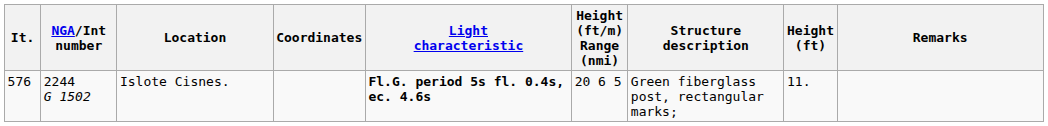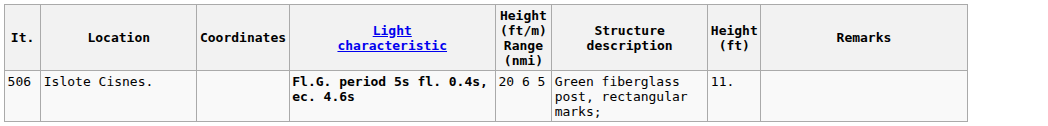- column: (79, 38)
(19, 81) 576 -> (19, 81) 506
